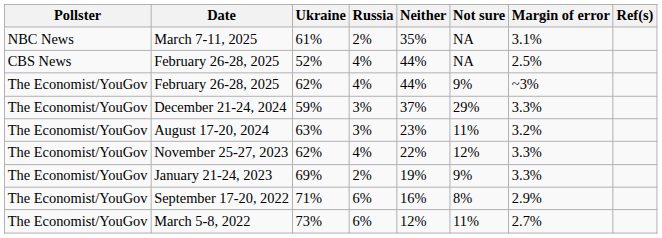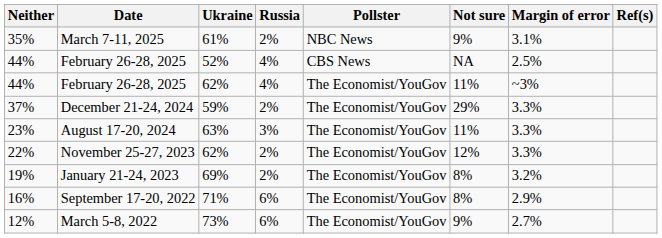columns swapped: (78, 15) <-> (423, 15)
(463, 38) NA -> (463, 38) 9%
(463, 84) 9% -> (466, 84) 11%
(362, 107) 3% -> (269, 107) 2%
(527, 130) 3.2% -> (527, 130) 3.3%
(362, 152) 4% -> (269, 152) 2%
(463, 175) 9% -> (463, 175) 8%
(527, 175) 3.3% -> (527, 175) 3.2%
(466, 221) 11% -> (463, 221) 9%
